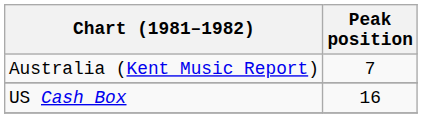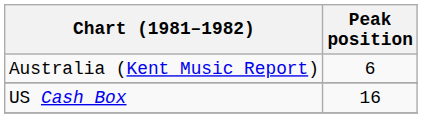(370, 69) 7 -> (370, 69) 6
